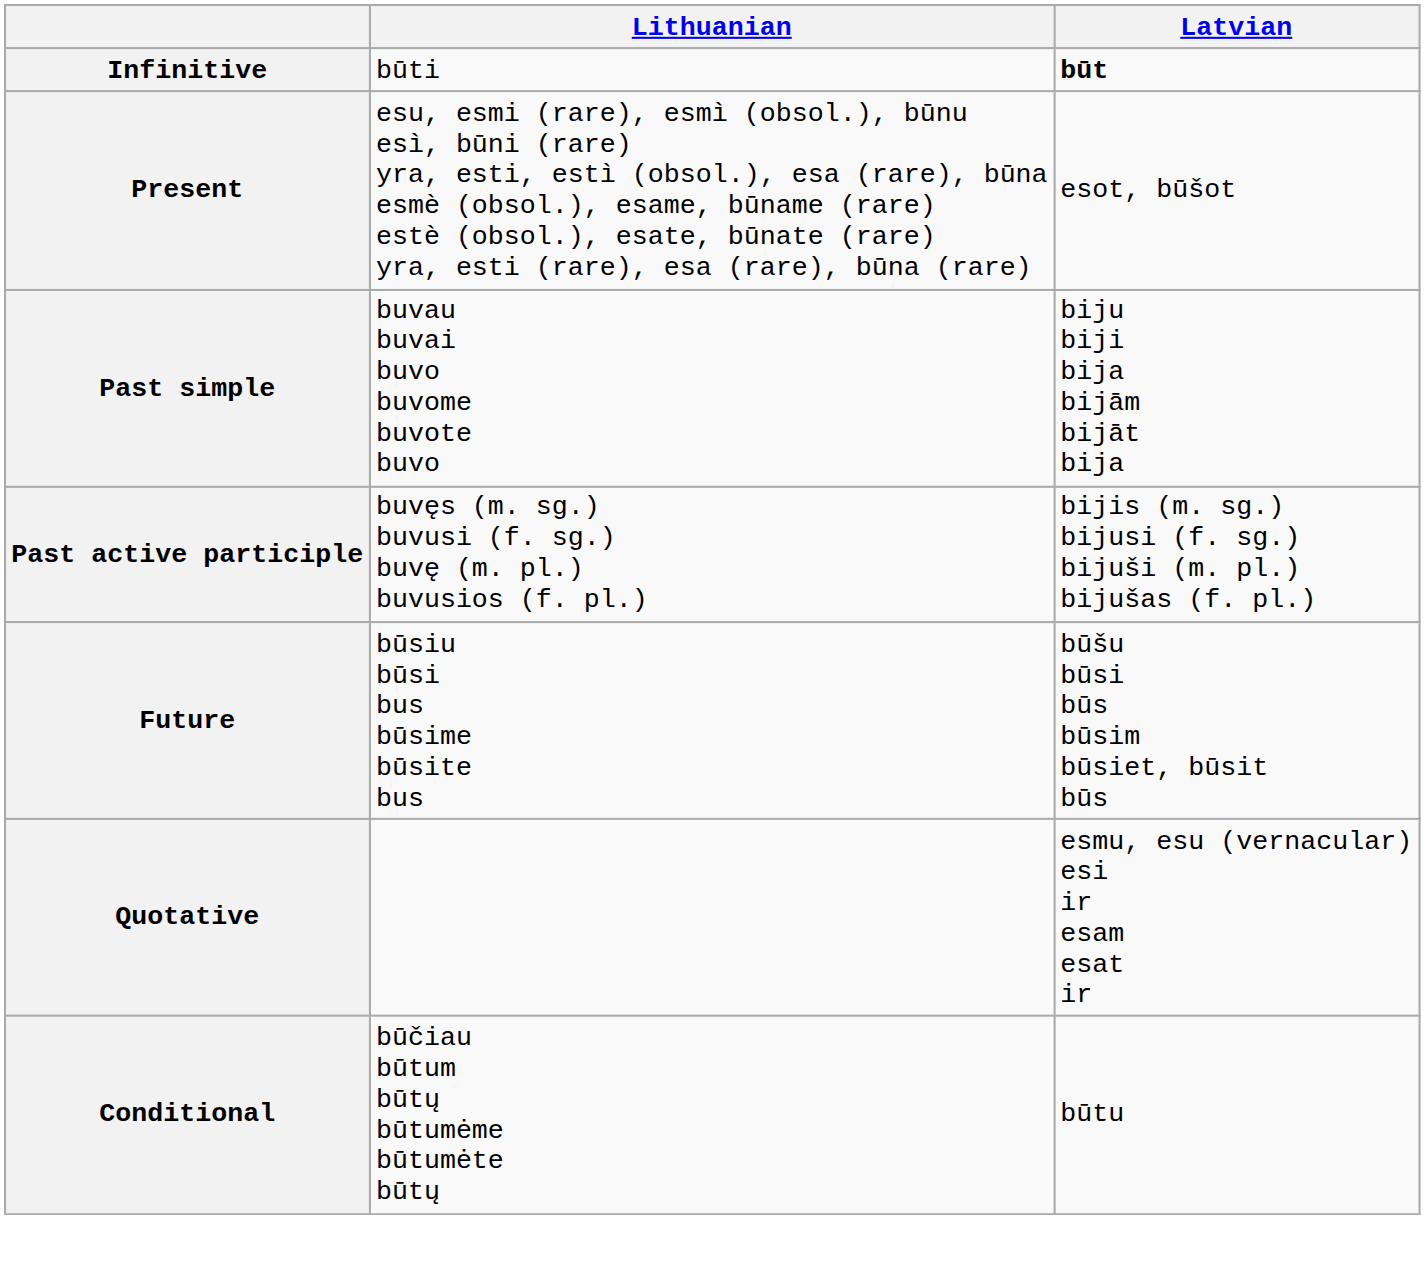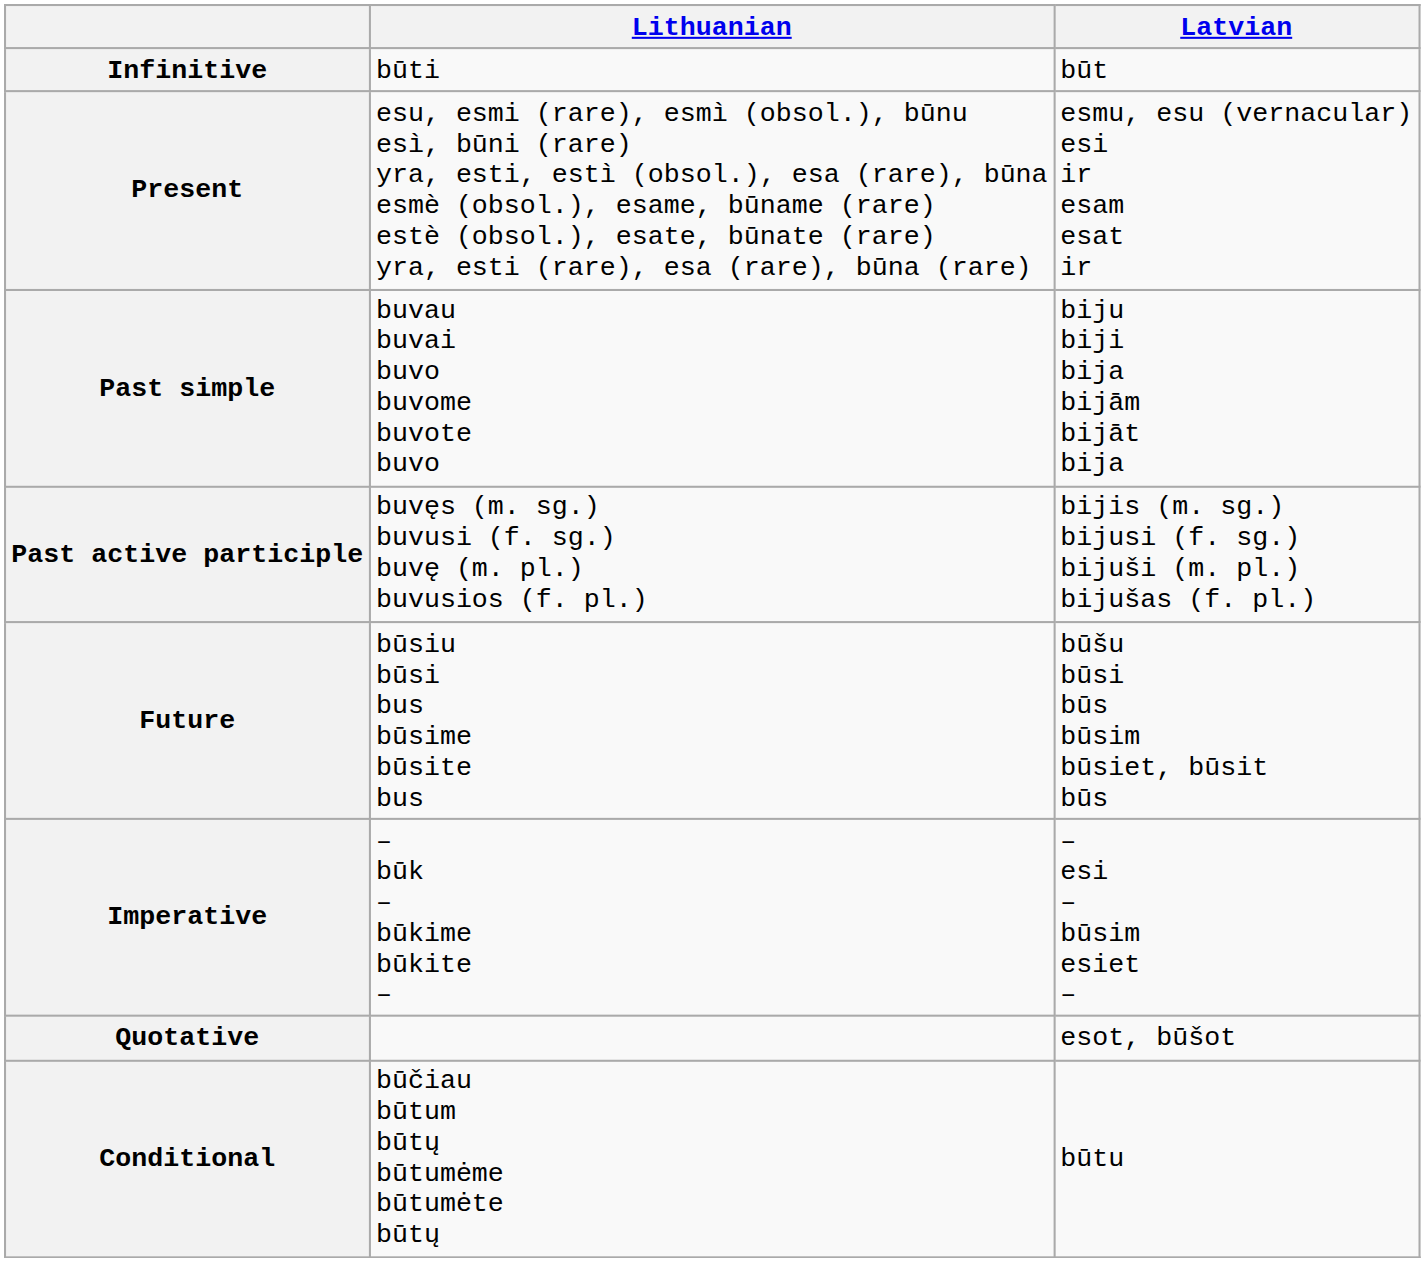(1084, 70) bold -> (1084, 70) normal
(1148, 190) esot, būšot -> (1236, 190) esmu, esu (vernacular) esi ir esam esat ir
+ row: (187, 918)
(1236, 918) esmu, esu (vernacular) esi ir esam esat ir -> (1148, 1038) esot, būšot
